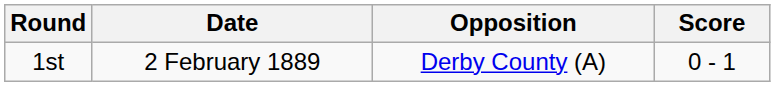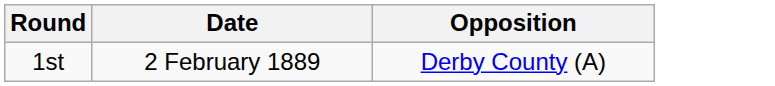- column: (712, 23)
